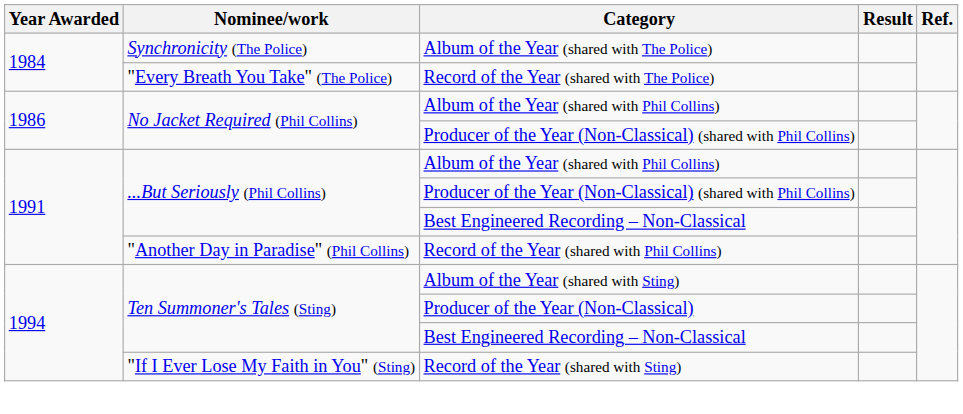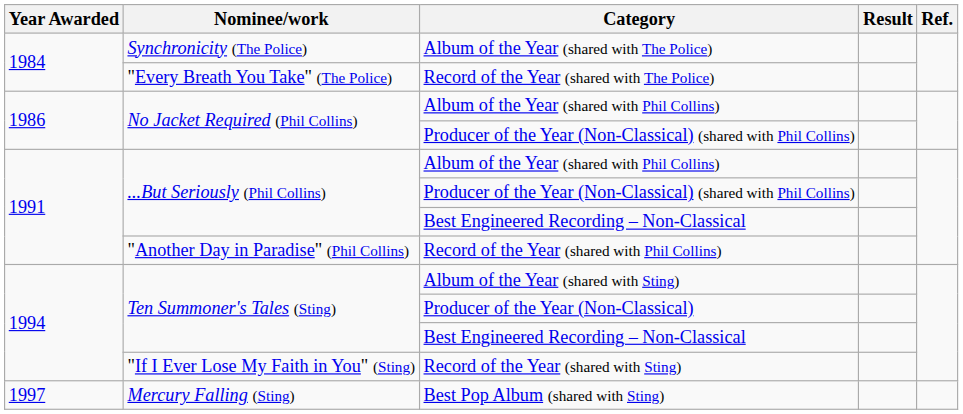+ row: (211, 395)
